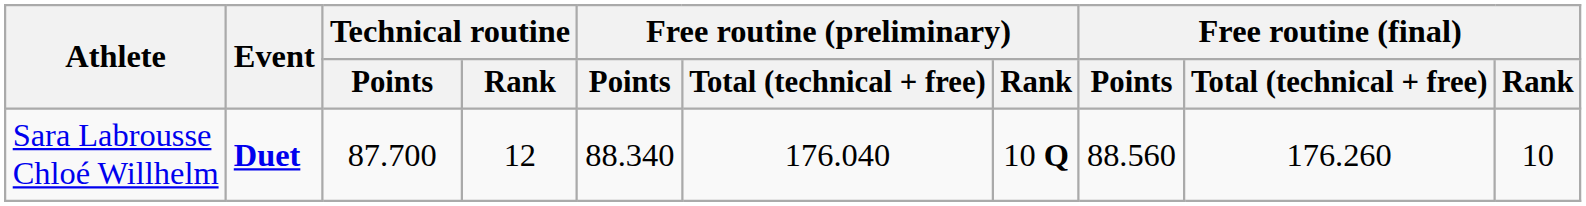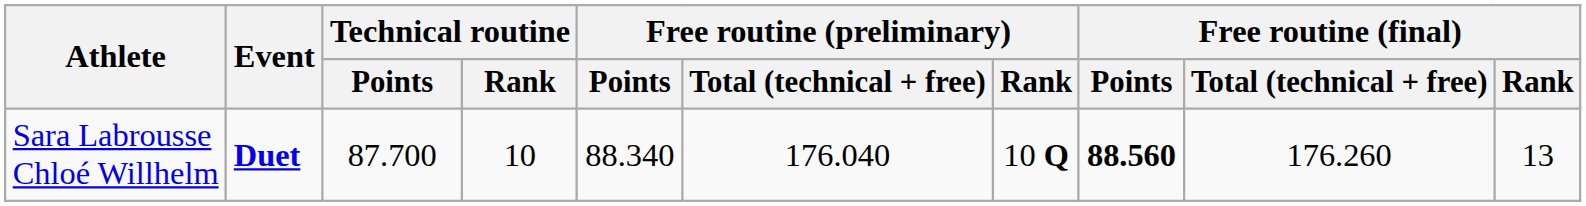(520, 154) 12 -> (520, 154) 10
(1131, 154) normal -> (1131, 154) bold
(1538, 154) 10 -> (1538, 154) 13
